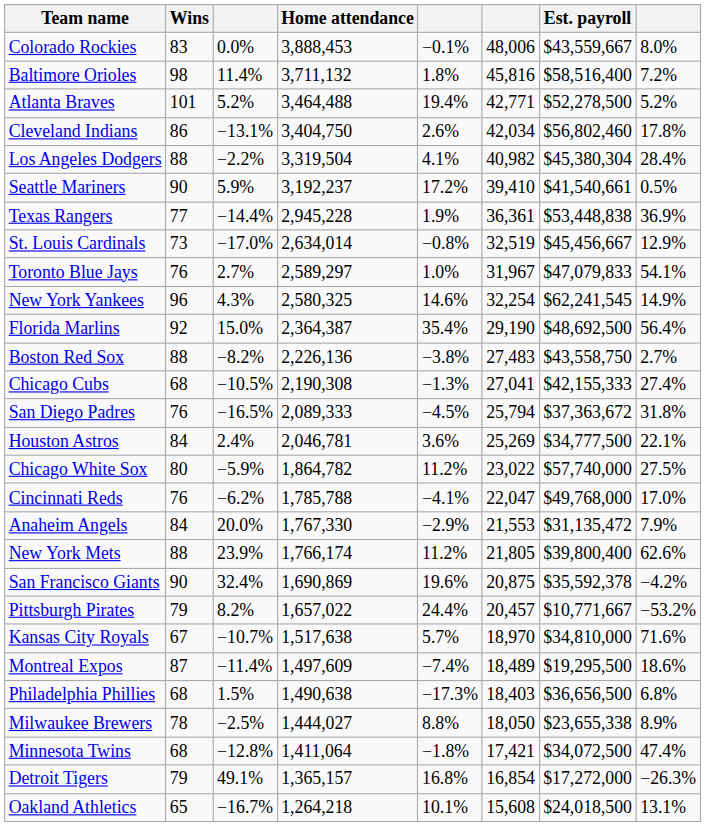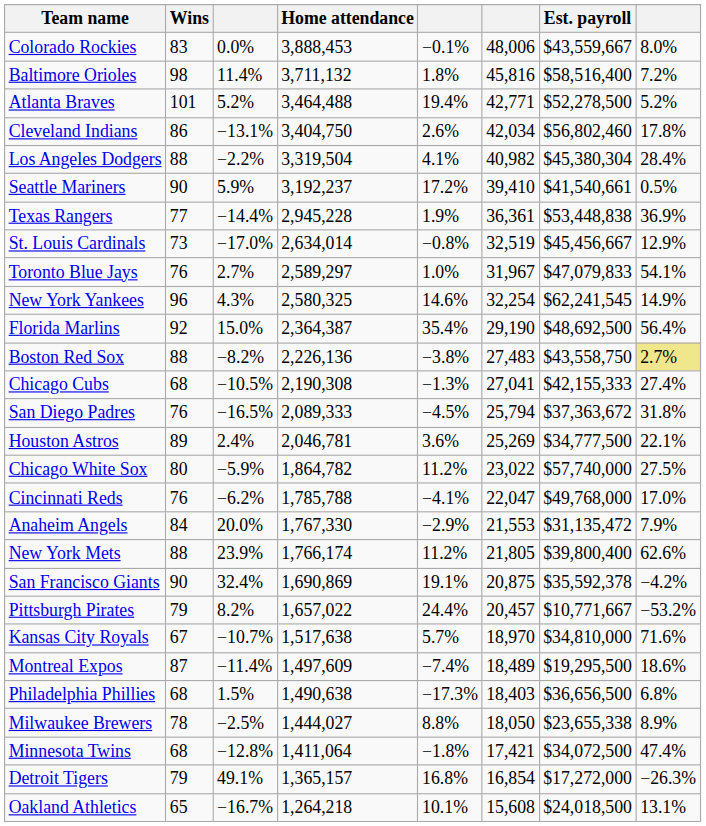(659, 356) no background -> (659, 356) khaki background
(179, 441) 84 -> (179, 441) 89
(445, 581) 19.6% -> (445, 581) 19.1%
